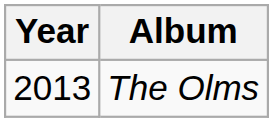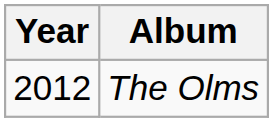(52, 87) 2013 -> (52, 87) 2012
